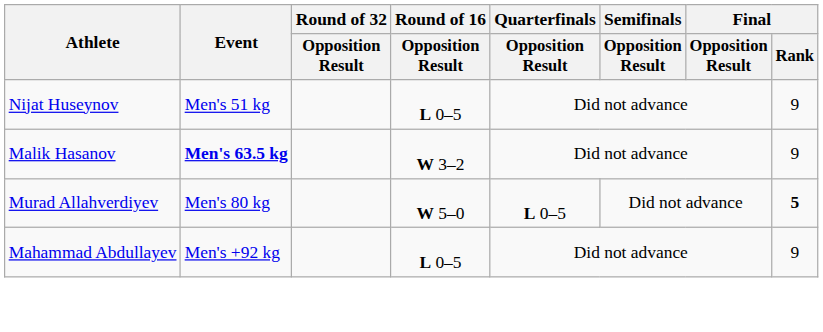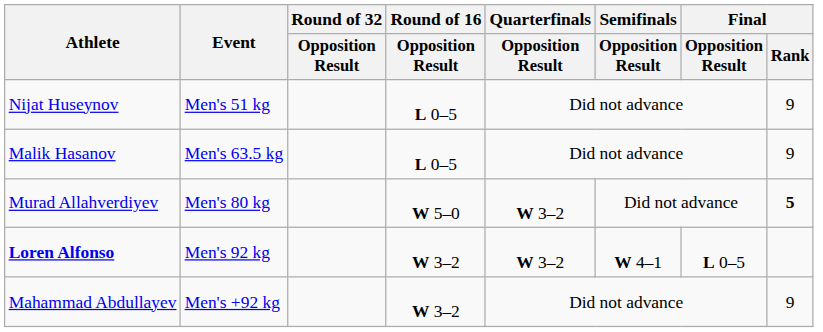(236, 154) bold -> (234, 154) normal
(440, 164) W 3–2 -> (436, 164) L 0–5
(545, 213) L 0–5 -> (540, 213) W 3–2
+ row: (62, 252)
(440, 263) L 0–5 -> (436, 312) W 3–2
